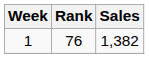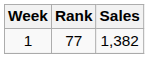(74, 41) 76 -> (74, 41) 77
